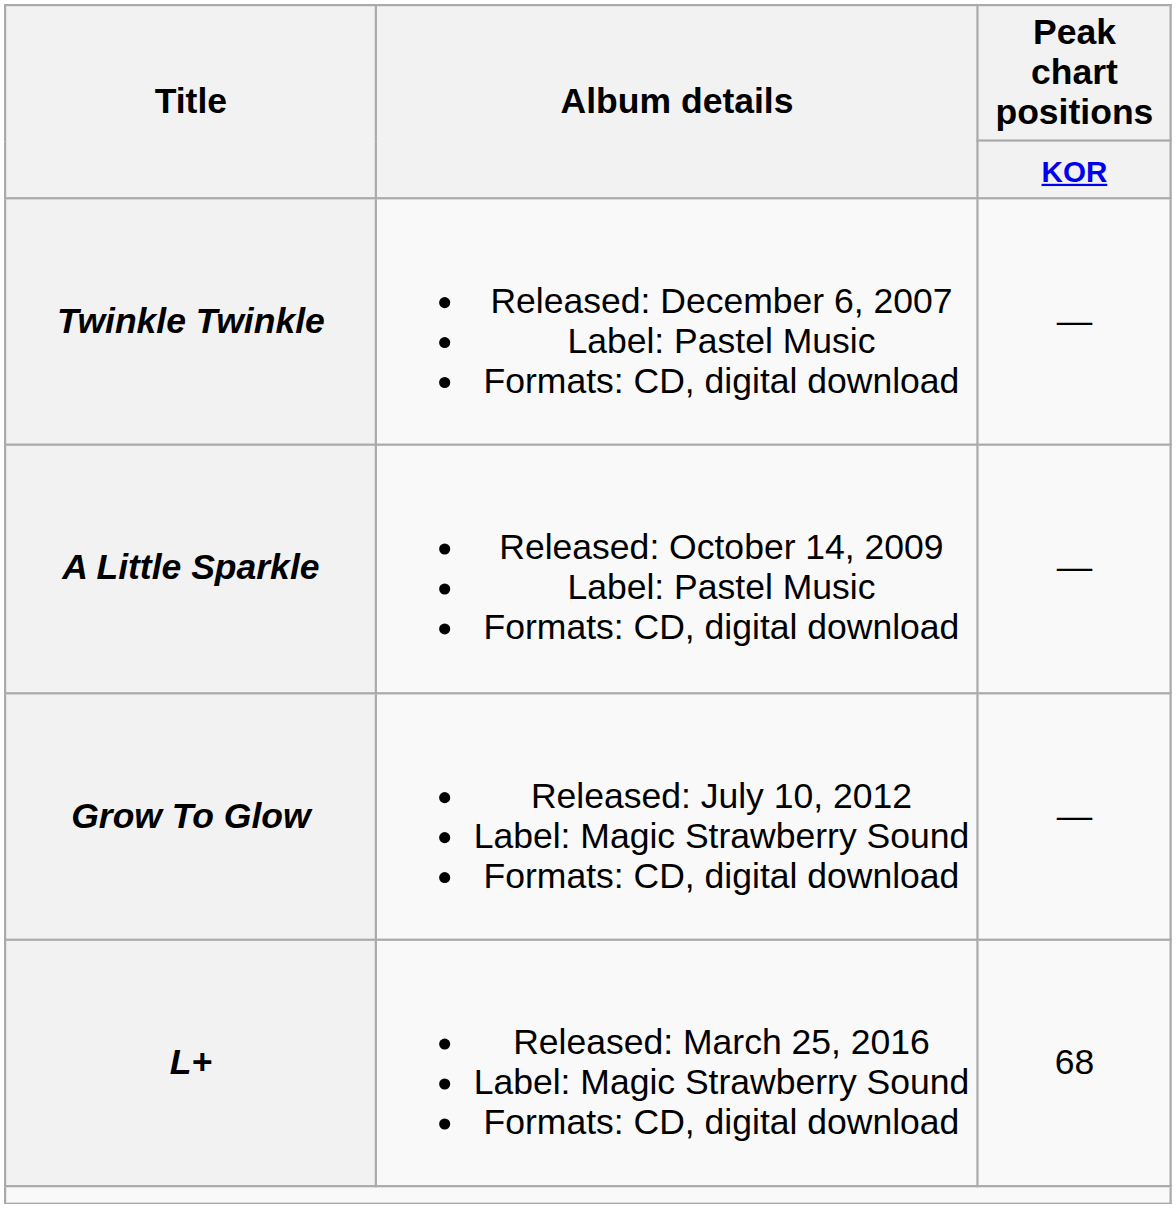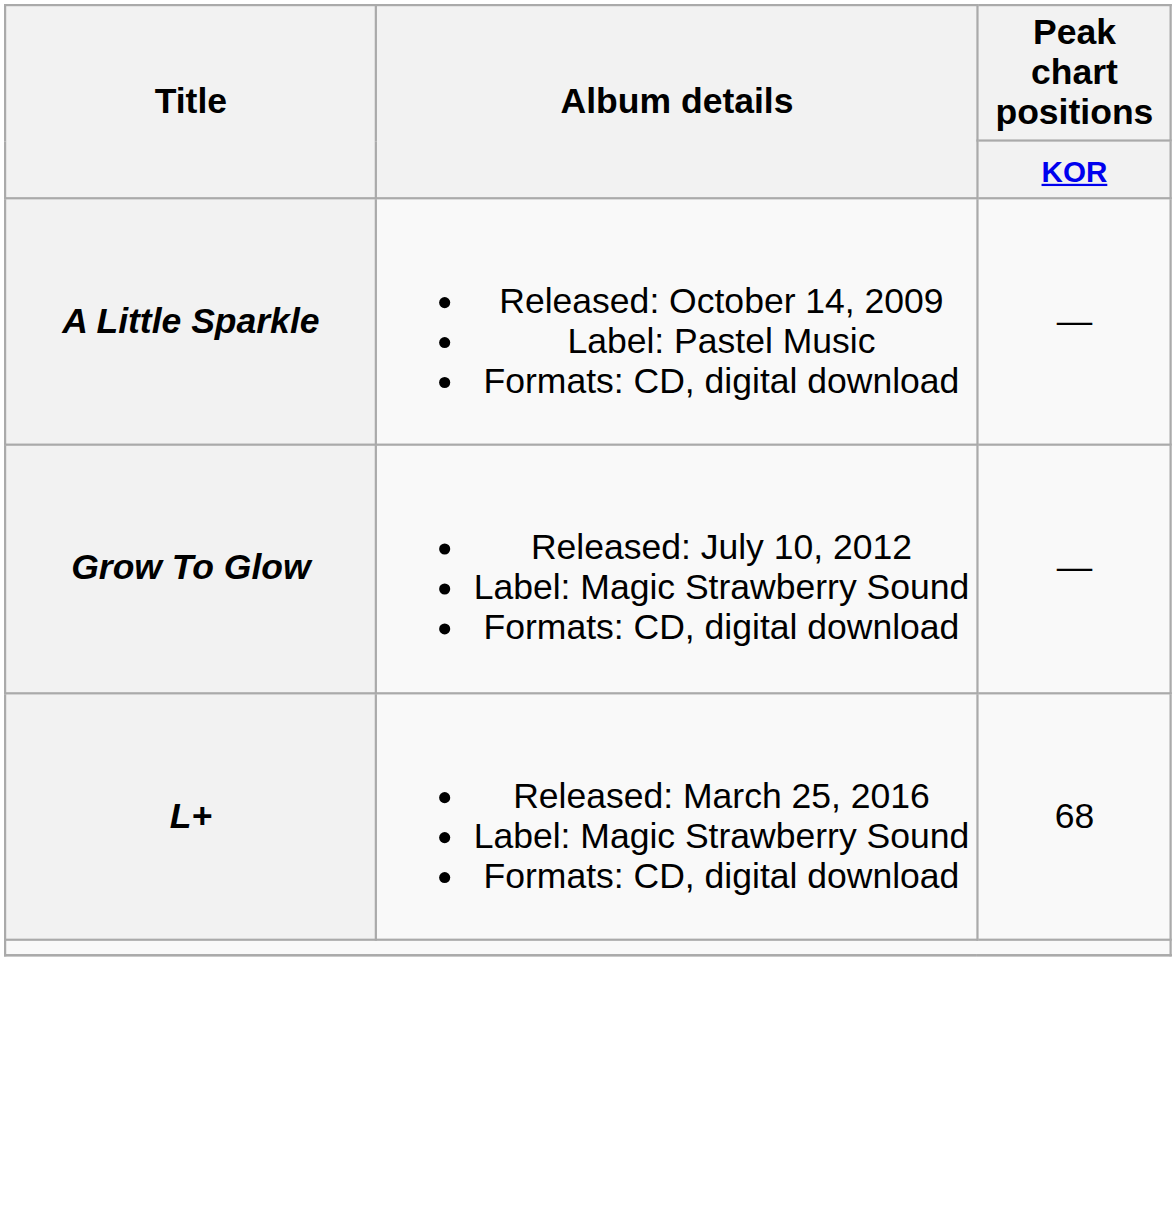- row: (191, 320)
